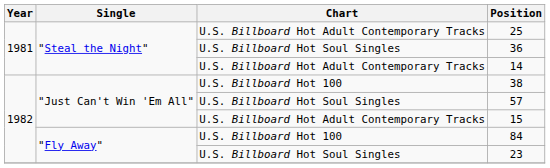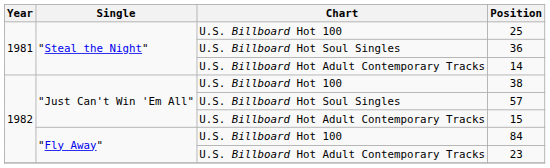(342, 31) U.S. Billboard Hot Adult Contemporary Tracks -> (271, 31) U.S. Billboard Hot 100
(300, 154) U.S. Billboard Hot Soul Singles -> (342, 154) U.S. Billboard Hot Adult Contemporary Tracks
